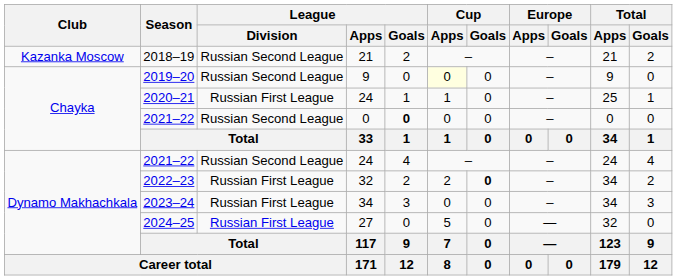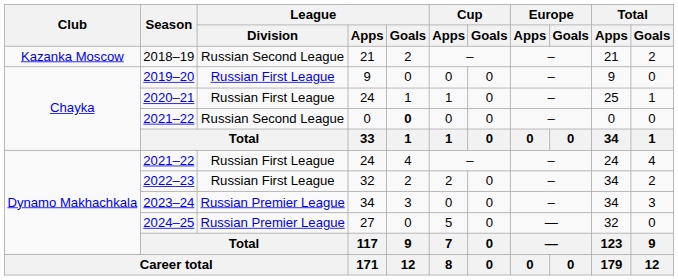(272, 77) Russian Second League -> (273, 77) Russian First League
(447, 77) lightyellow background -> (449, 77) no background
(272, 160) Russian Second League -> (273, 160) Russian First League
(488, 181) bold -> (489, 181) normal
(272, 202) Russian First League -> (273, 202) Russian Premier League
(272, 222) Russian First League -> (273, 222) Russian Premier League
